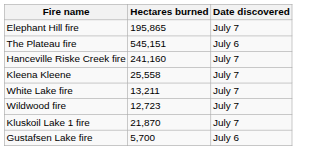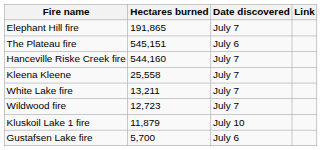+ column: (305, 12)
(148, 28) 195,865 -> (148, 28) 191,865
(148, 59) 241,160 -> (148, 59) 544,160
(145, 122) 21,870 -> (145, 122) 11,879
(226, 122) July 7 -> (229, 122) July 10
